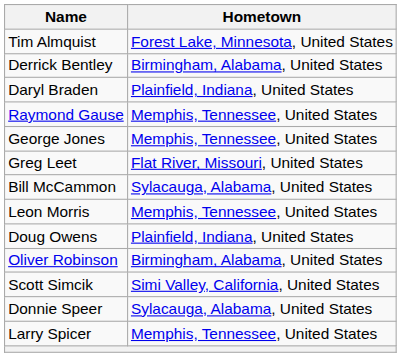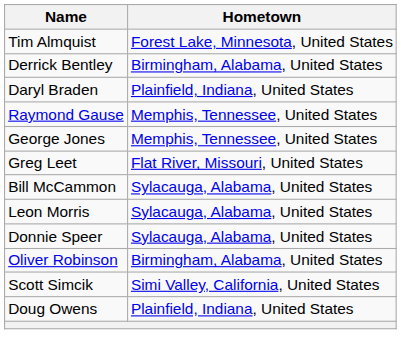(254, 212) Memphis, Tennessee, United States -> (252, 212) Sylacauga, Alabama, United States
rows swapped: (53, 236) <-> (55, 309)
- row: (50, 334)
